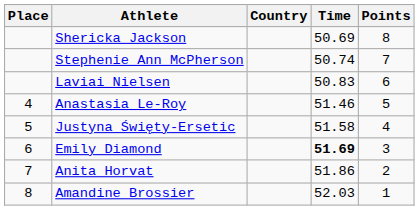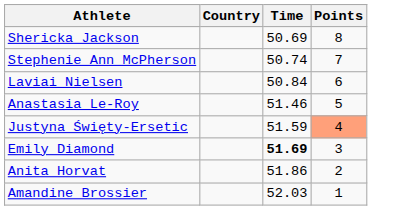- column: (28, 16)
(334, 82) 50.83 -> (287, 82) 50.84
(334, 127) 51.58 -> (287, 127) 51.59
(386, 127) no background -> (339, 127) lightsalmon background
